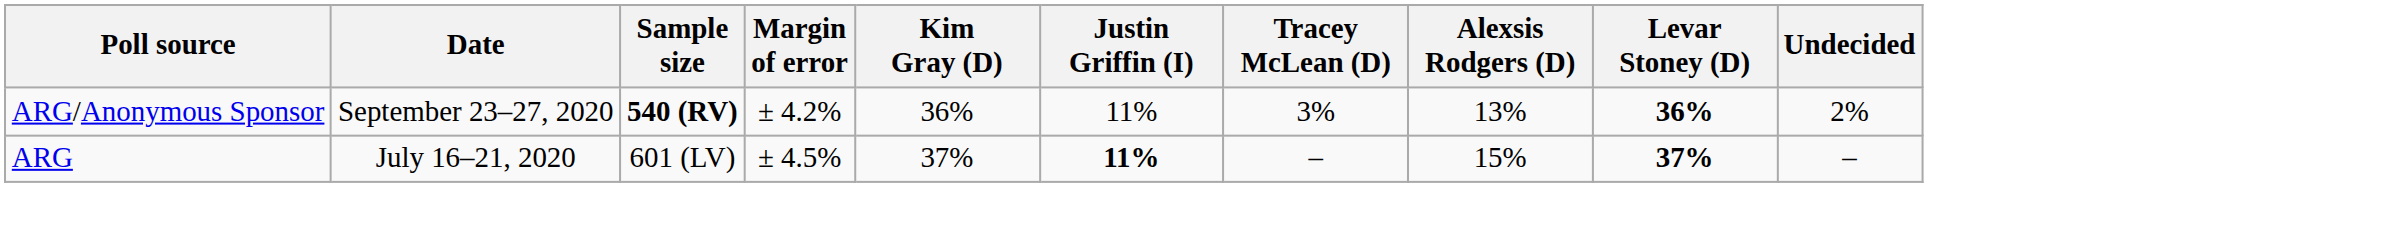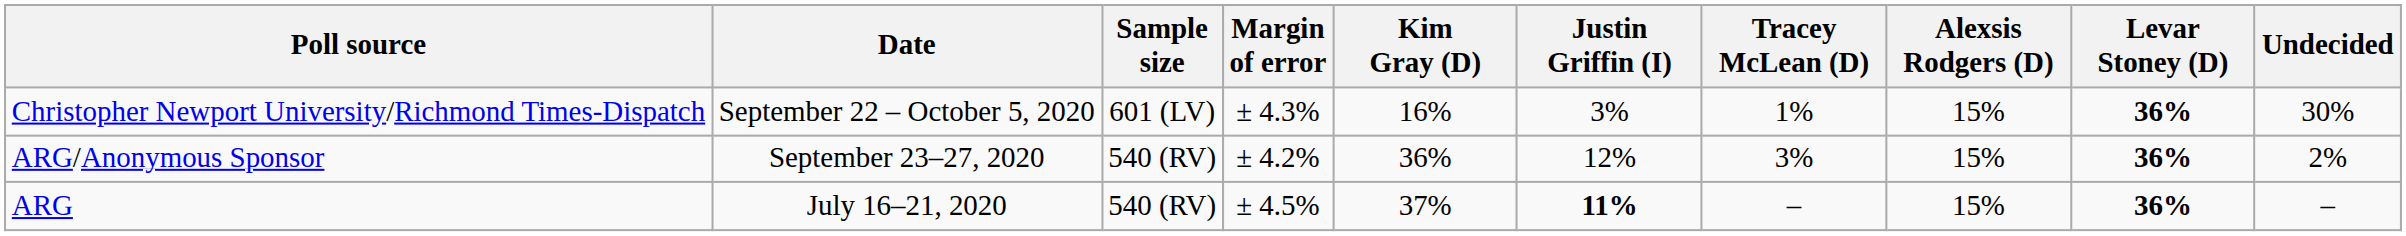+ row: (358, 110)
(682, 110) bold -> (1162, 158) normal
(1131, 110) 11% -> (1610, 158) 12%
(1500, 110) 13% -> (1978, 158) 15%
(682, 158) 601 (LV) -> (1162, 206) 540 (RV)
(1685, 158) 37% -> (2163, 206) 36%
